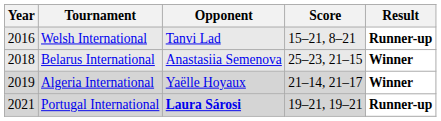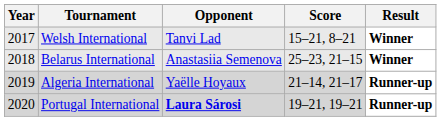(21, 38) 2016 -> (21, 38) 2017
(401, 38) Runner-up -> (391, 38) Winner
(391, 83) Winner -> (401, 83) Runner-up
(21, 105) 2021 -> (21, 105) 2020
